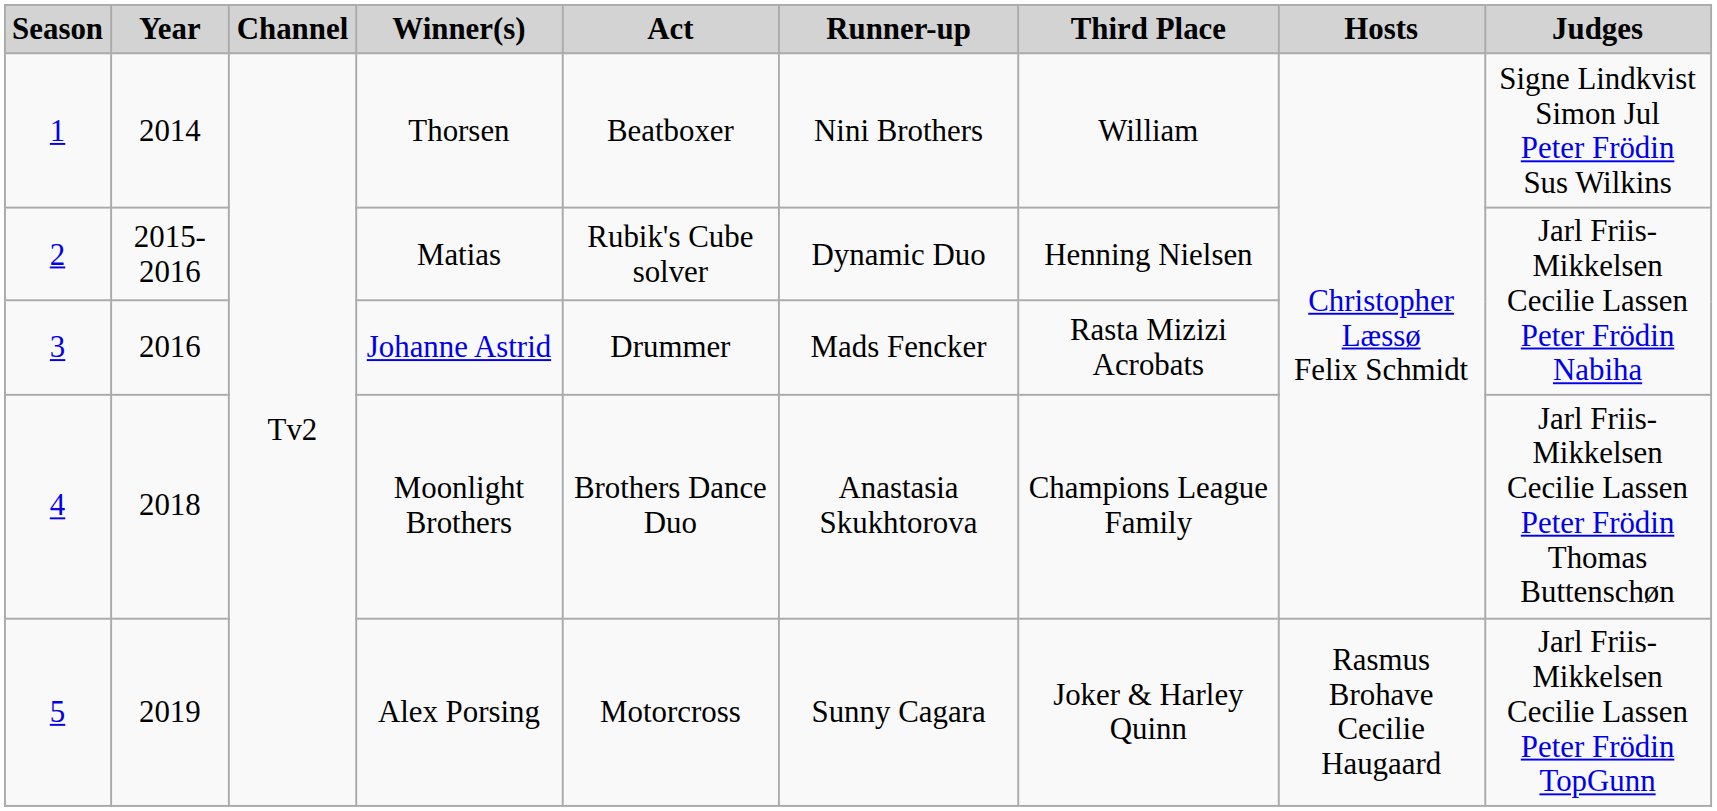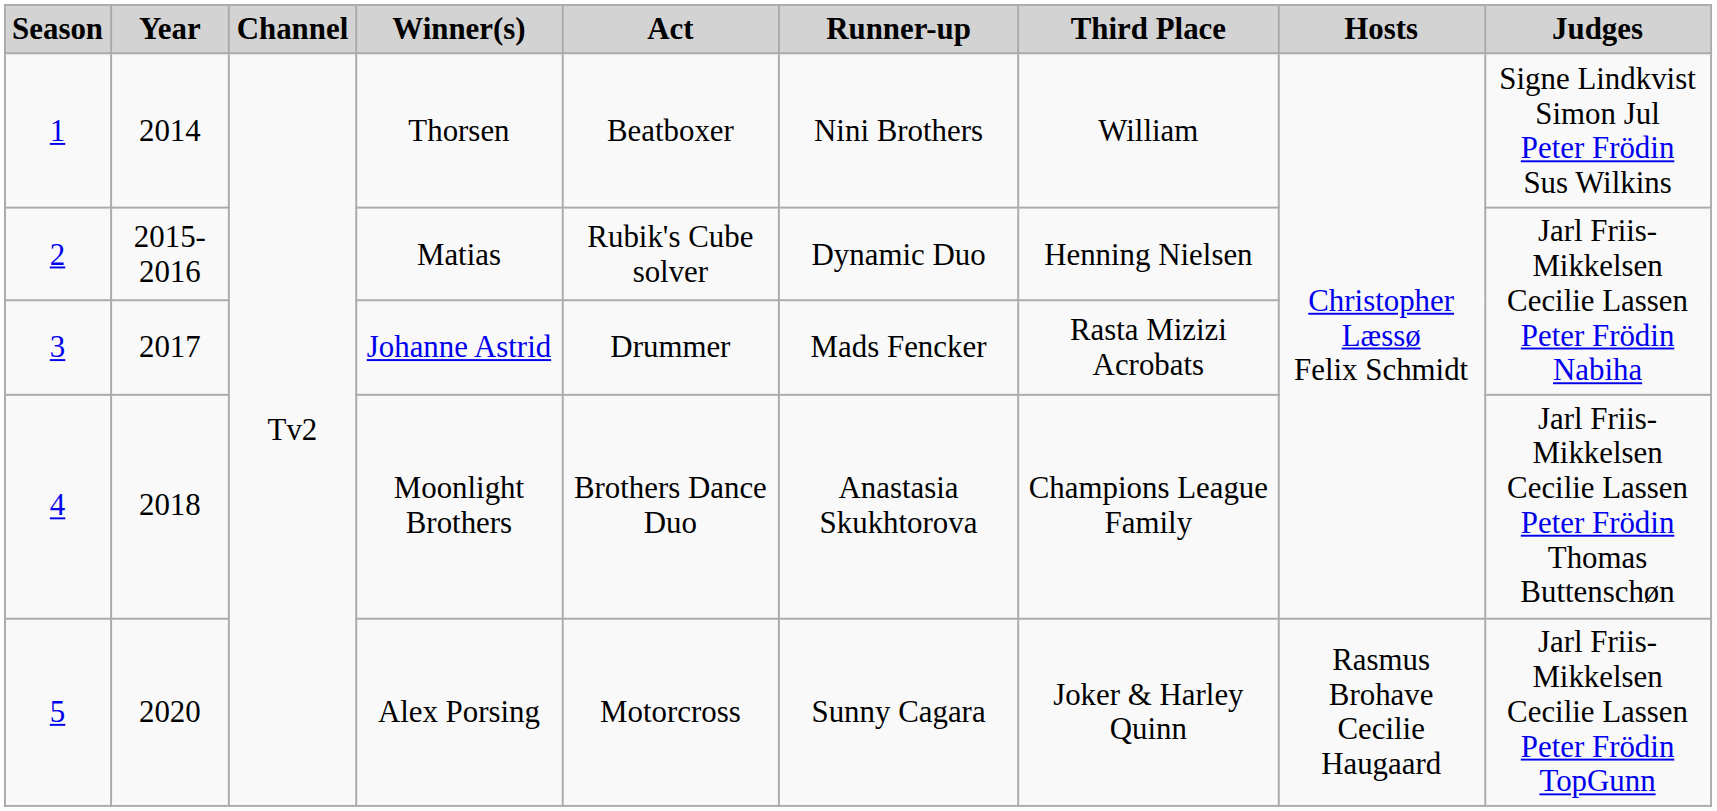(170, 347) 2016 -> (170, 347) 2017
(170, 711) 2019 -> (170, 711) 2020
